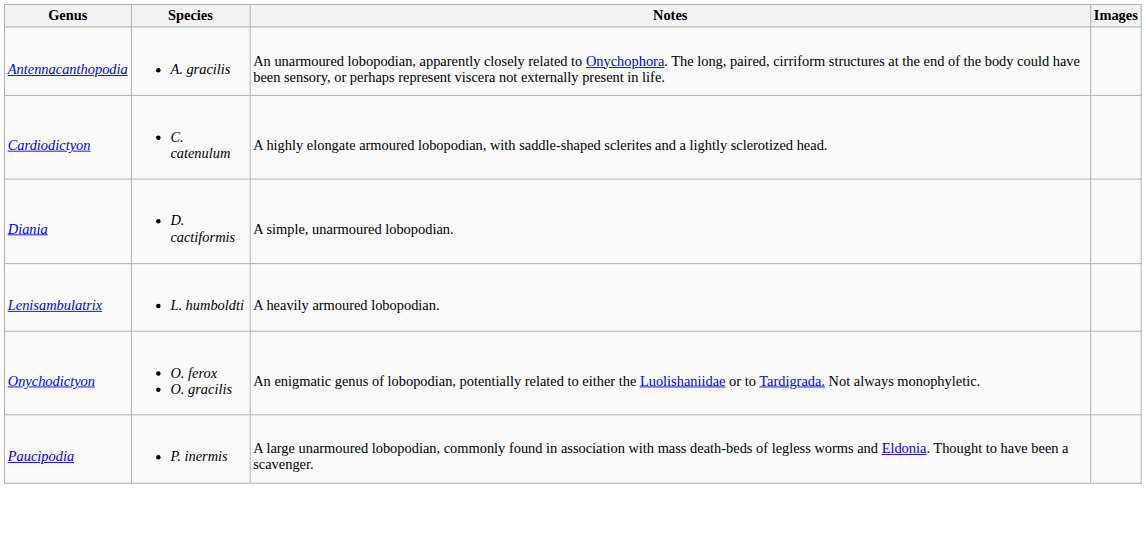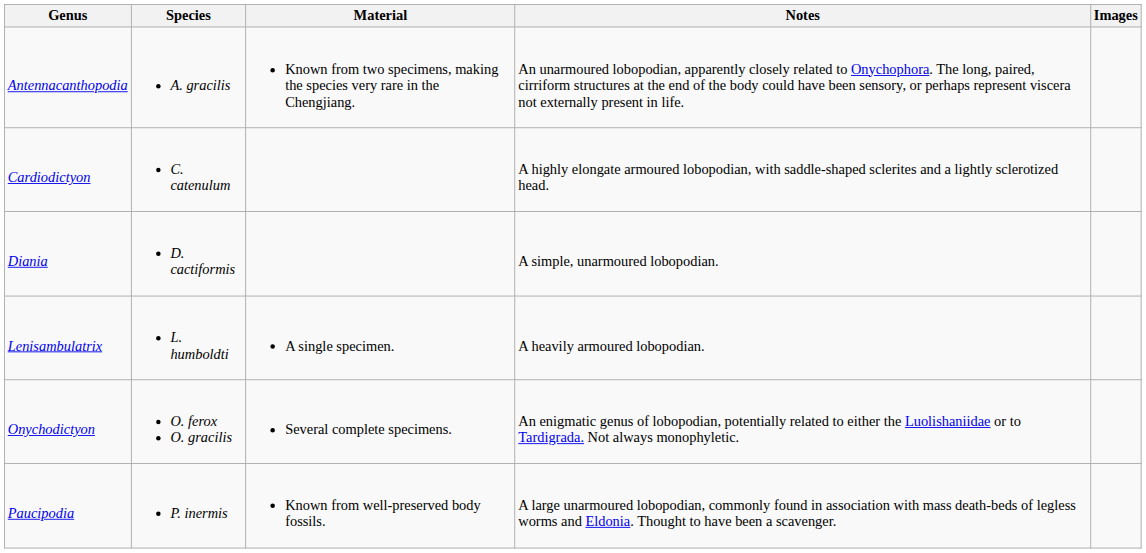+ column: (380, 15)
